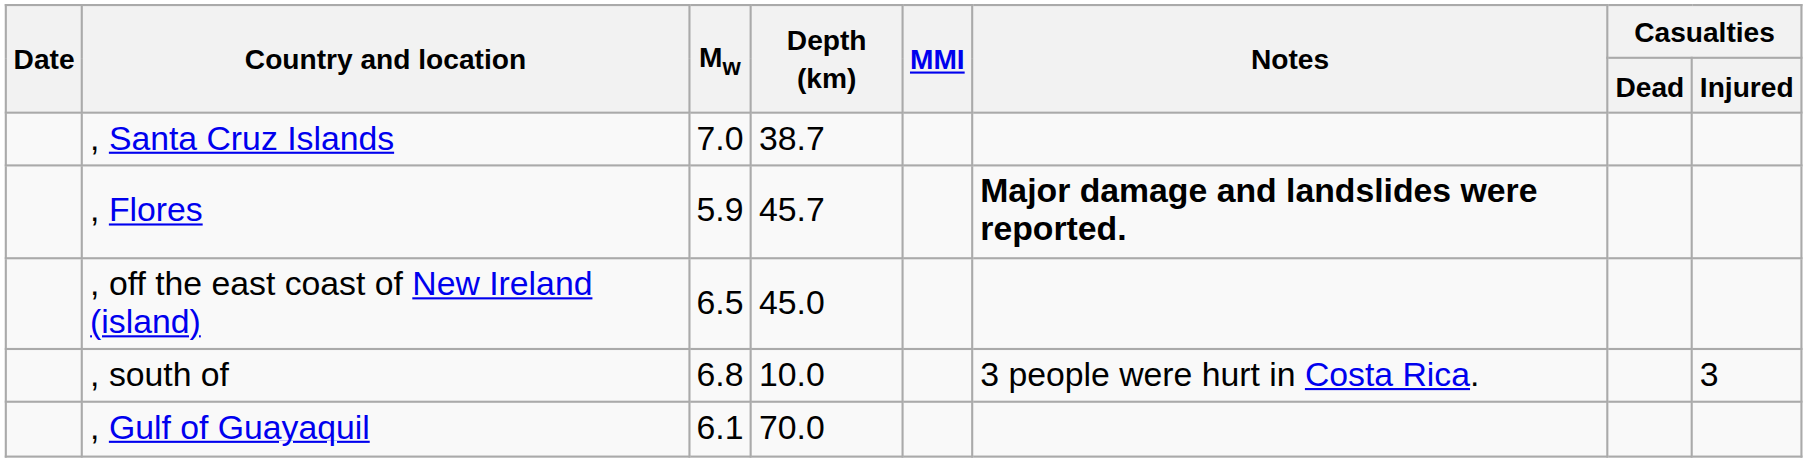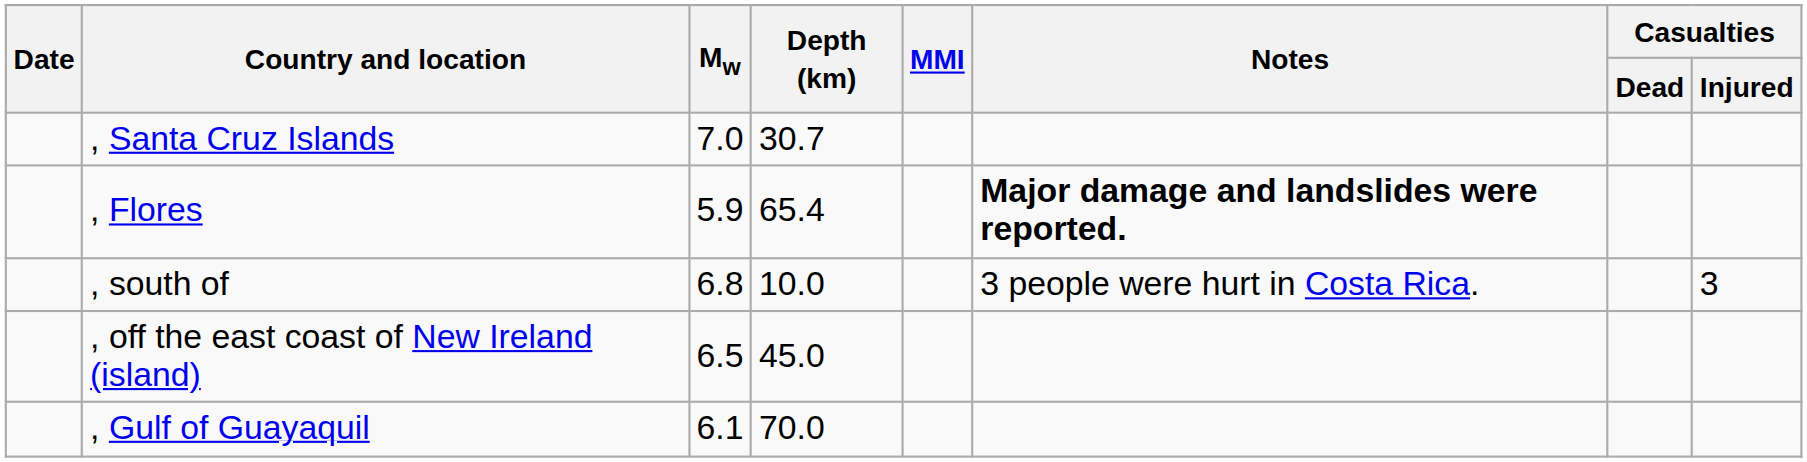(792, 138) 38.7 -> (792, 138) 30.7
(792, 210) 45.7 -> (792, 210) 65.4
rows swapped: (341, 302) <-> (160, 374)
